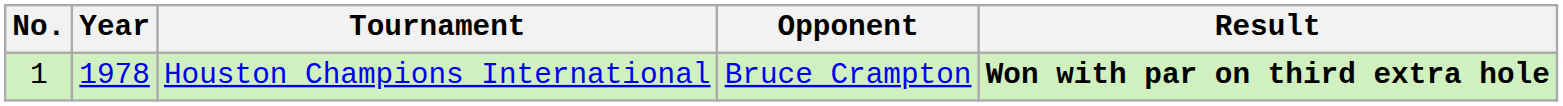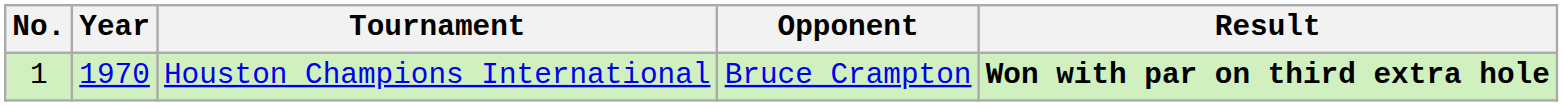(115, 77) 1978 -> (115, 77) 1970
